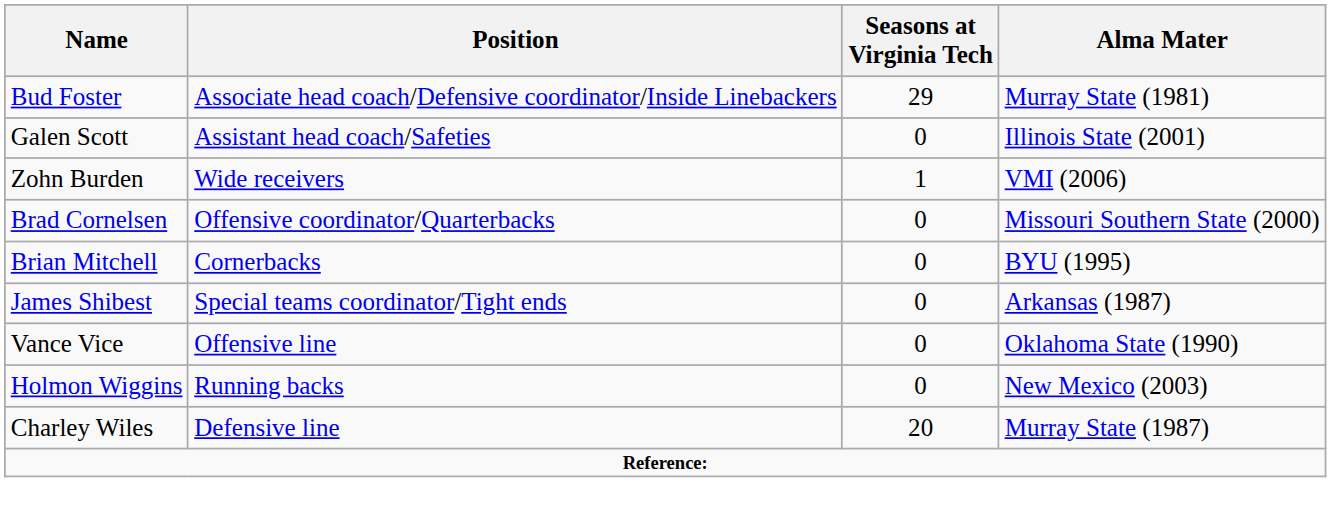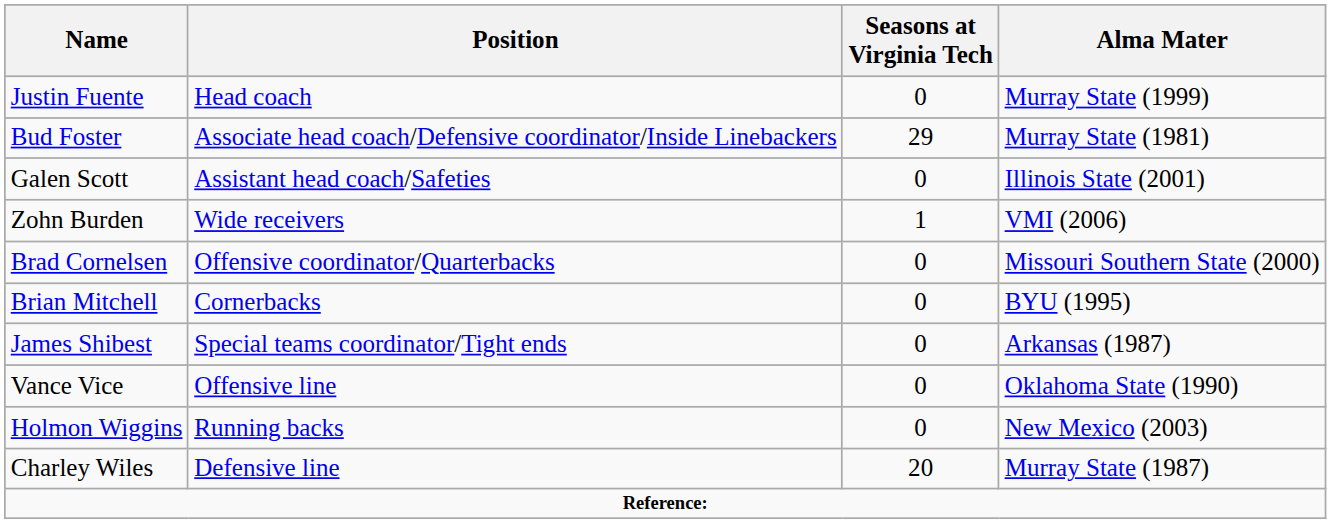+ row: (77, 96)
